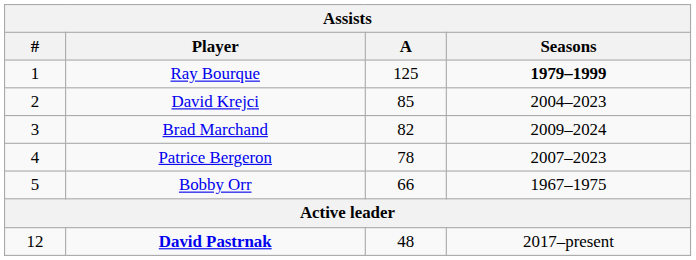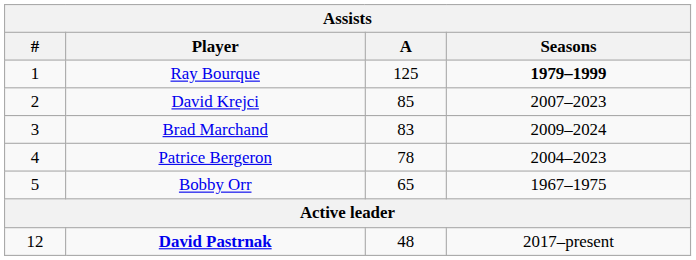(569, 102) 2004–2023 -> (569, 102) 2007–2023
(406, 129) 82 -> (406, 129) 83
(569, 157) 2007–2023 -> (569, 157) 2004–2023
(406, 185) 66 -> (406, 185) 65
